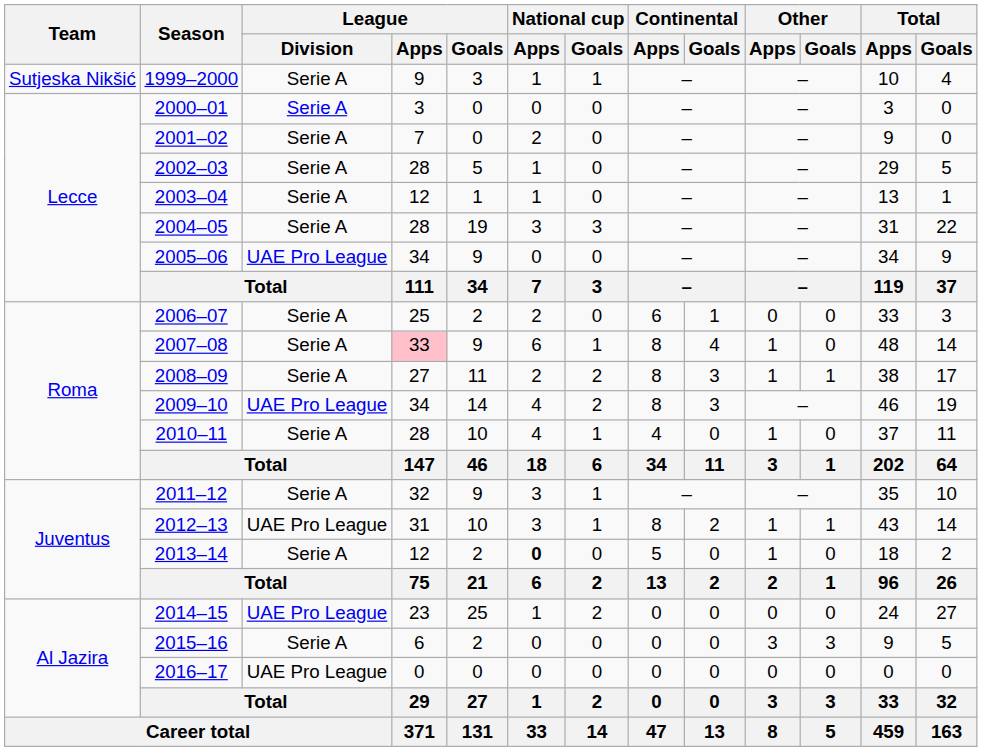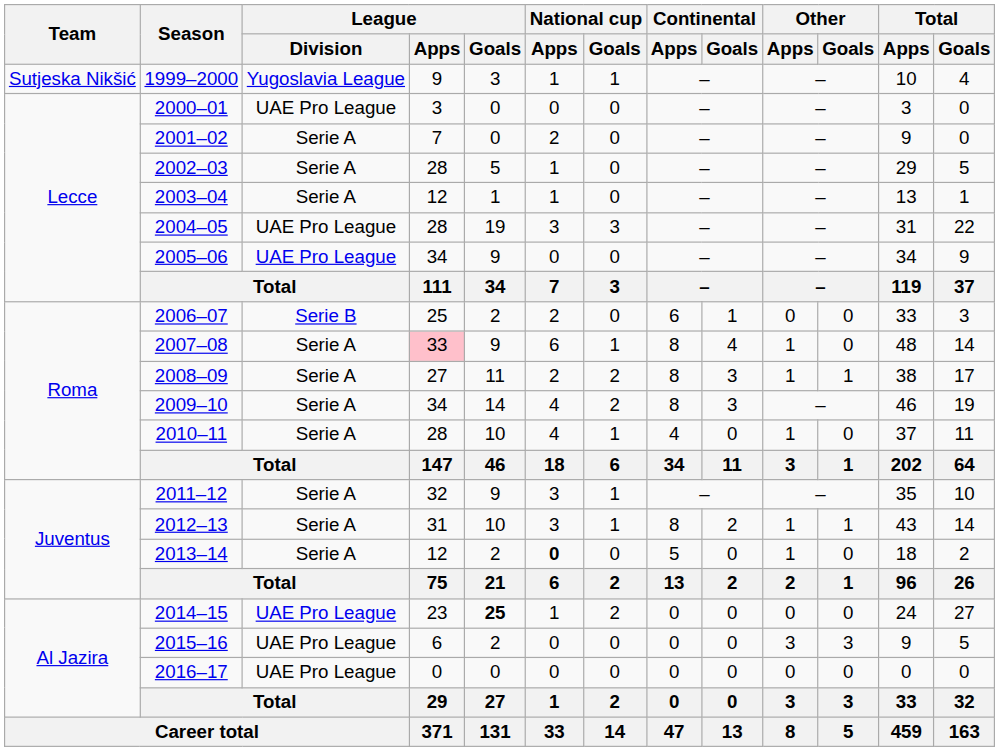(317, 78) Serie A -> (326, 78) Yugoslavia League
(317, 108) Serie A -> (326, 108) UAE Pro League
(317, 227) Serie A -> (326, 227) UAE Pro League
(317, 316) Serie A -> (326, 316) Serie B
(317, 405) UAE Pro League -> (326, 405) Serie A
(317, 524) UAE Pro League -> (326, 524) Serie A
(477, 613) normal -> (495, 613) bold
(317, 642) Serie A -> (326, 642) UAE Pro League
